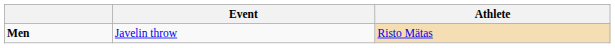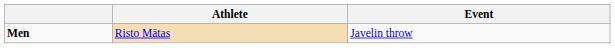columns swapped: (243, 14) <-> (493, 14)
